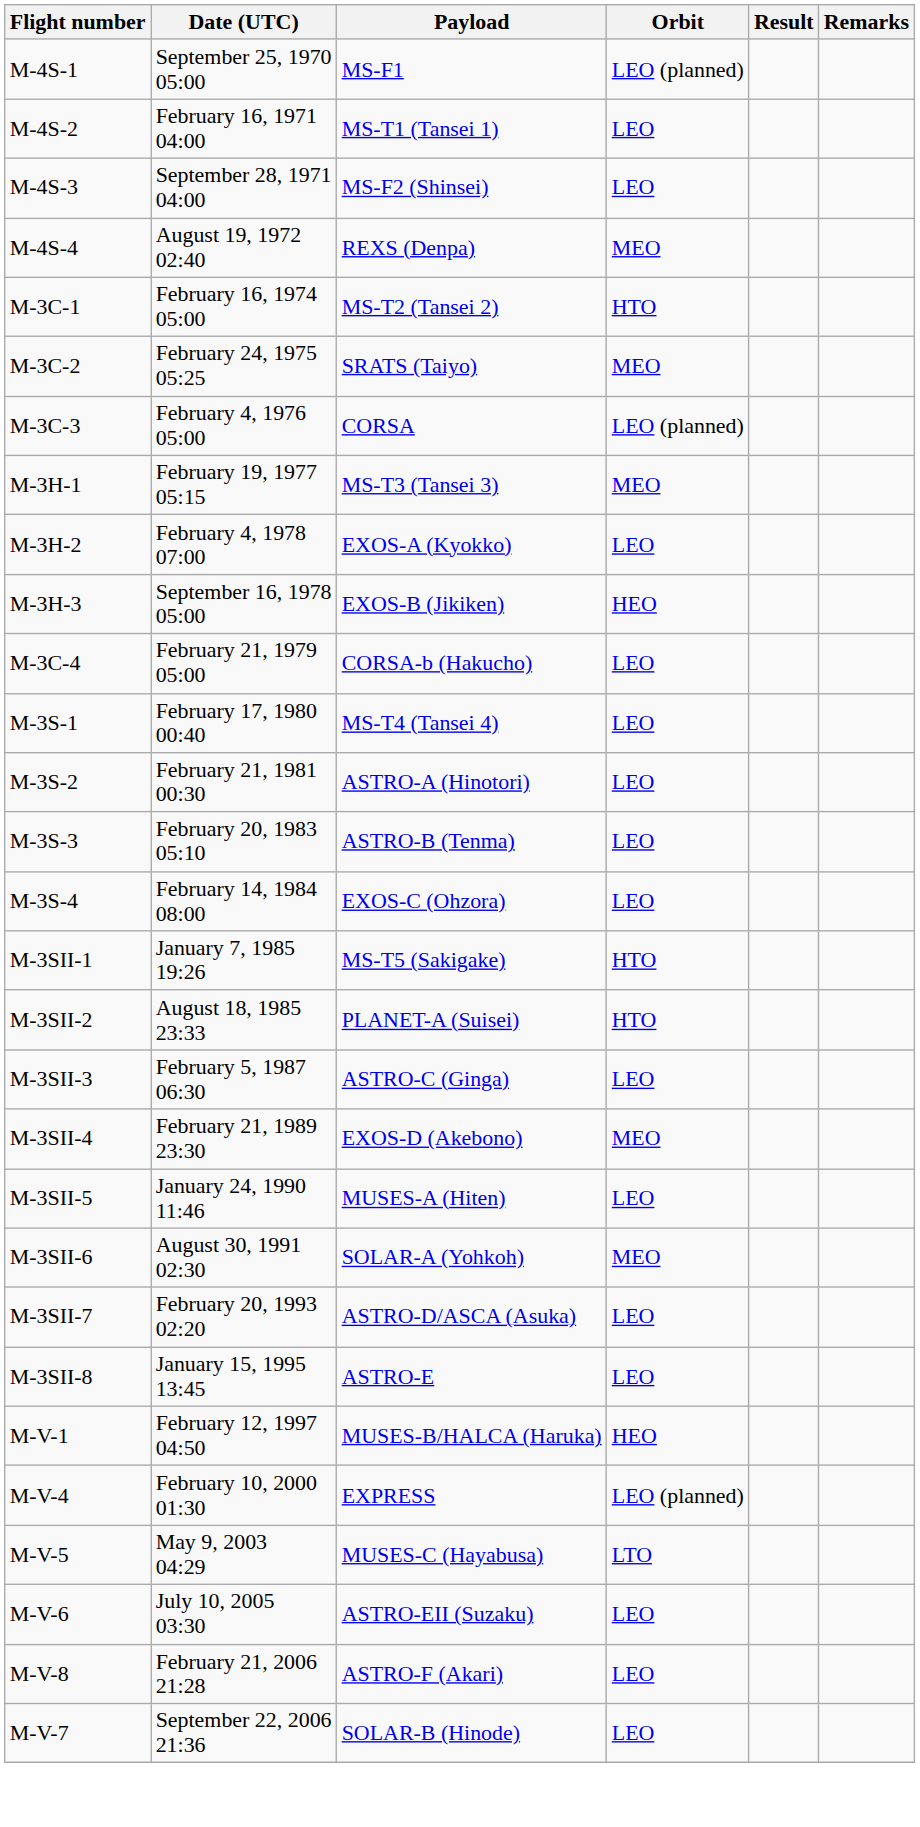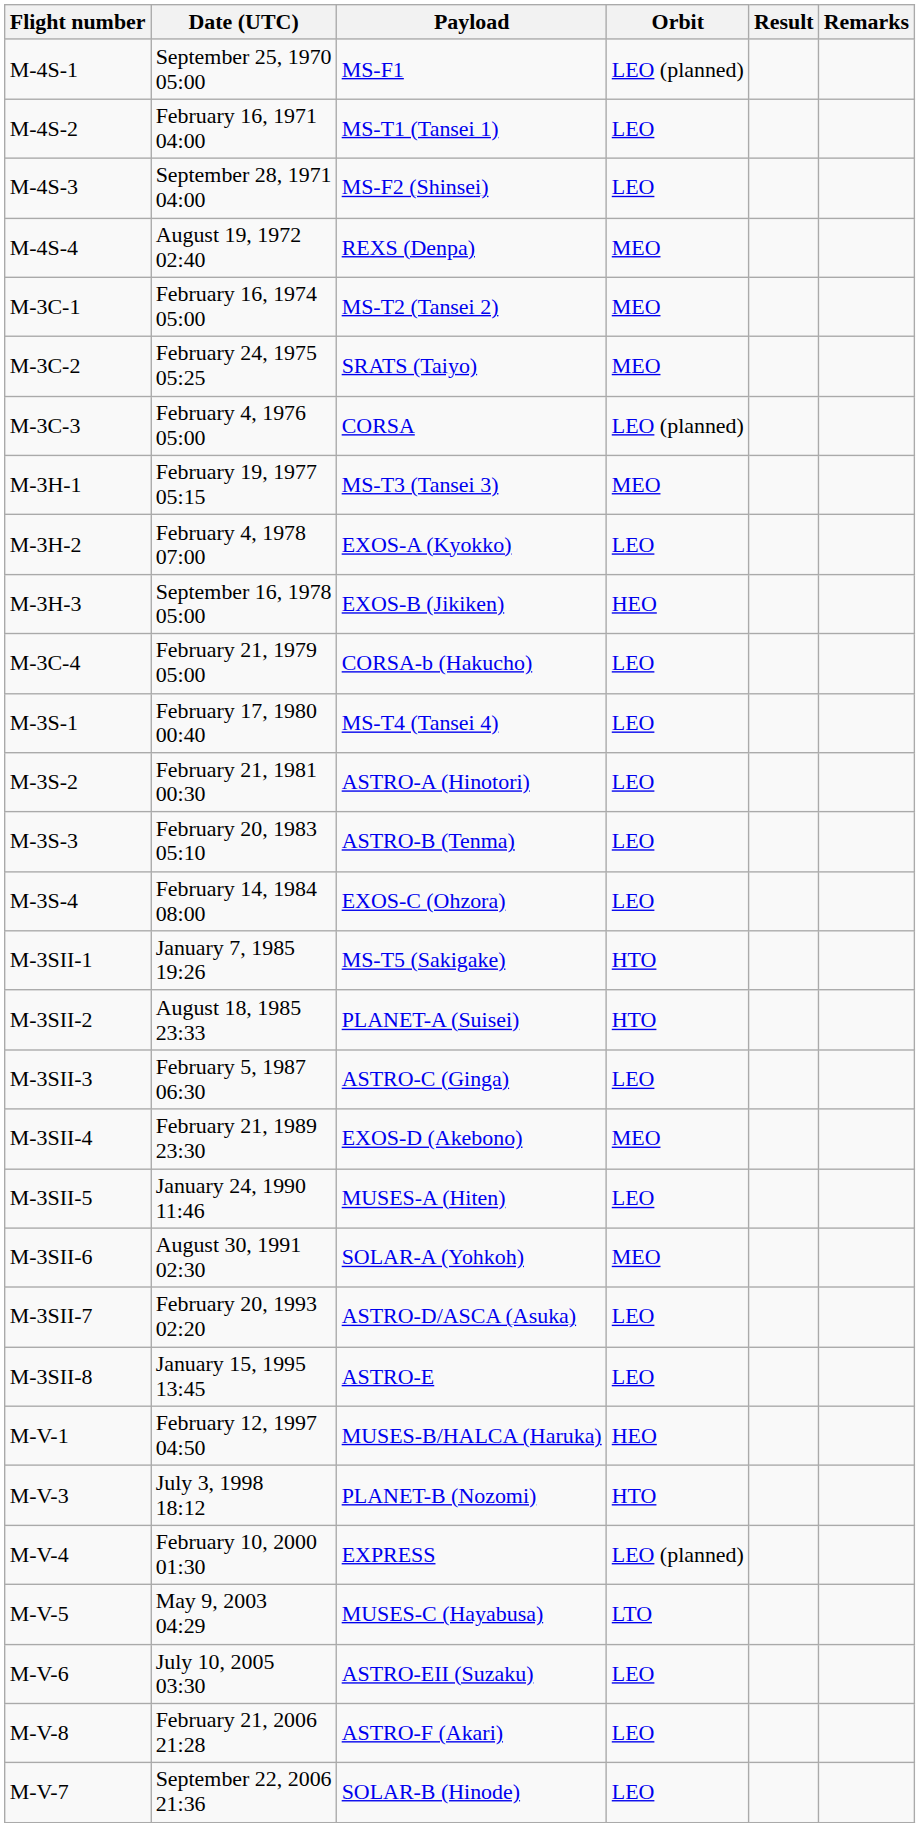(634, 306) HTO -> (636, 306) MEO
+ row: (39, 1495)
